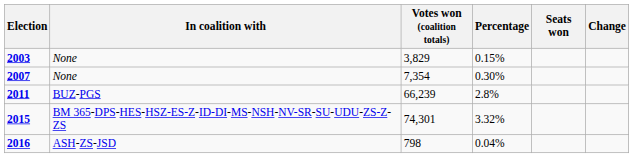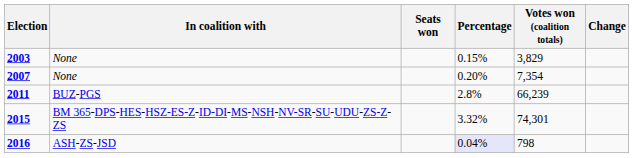columns swapped: (437, 26) <-> (559, 26)
(490, 76) 0.30% -> (472, 76) 0.20%
(490, 143) no background -> (472, 143) lavender background
